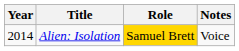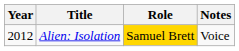(20, 35) 2014 -> (20, 35) 2012
